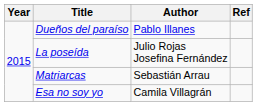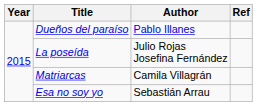(172, 76) Sebastián Arrau -> (172, 76) Camila Villagrán
(172, 93) Camila Villagrán -> (172, 93) Sebastián Arrau
